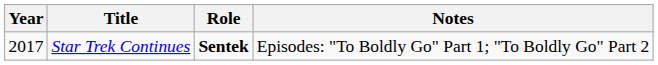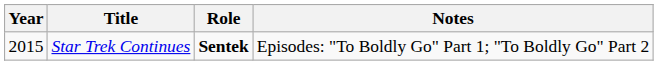(26, 45) 2017 -> (26, 45) 2015
